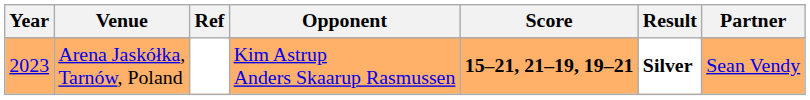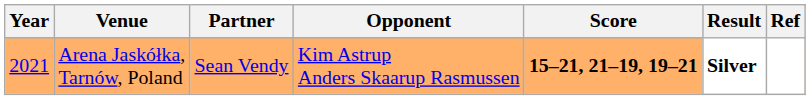columns swapped: (753, 21) <-> (209, 21)
(29, 65) 2023 -> (29, 65) 2021
